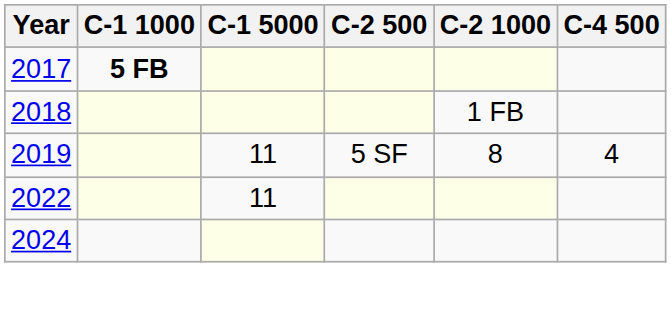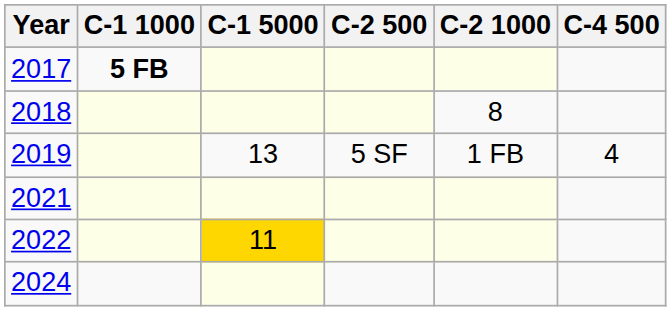(495, 111) 1 FB -> (495, 111) 8
(263, 154) 11 -> (263, 154) 13
(495, 154) 8 -> (495, 154) 1 FB
+ row: (41, 197)
(263, 197) no background -> (263, 240) gold background
